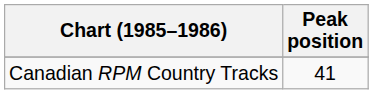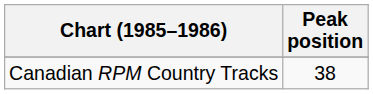(325, 72) 41 -> (325, 72) 38
